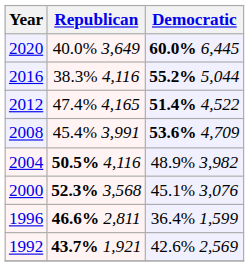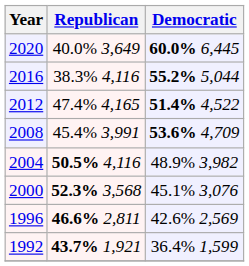(194, 218) 36.4% 1,599 -> (194, 218) 42.6% 2,569
(194, 246) 42.6% 2,569 -> (194, 246) 36.4% 1,599
